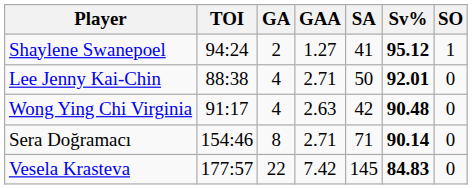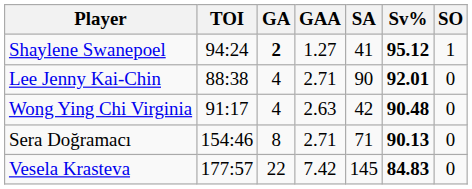(276, 49) normal -> (276, 49) bold
(364, 79) 50 -> (364, 79) 90
(408, 139) 90.14 -> (408, 139) 90.13
